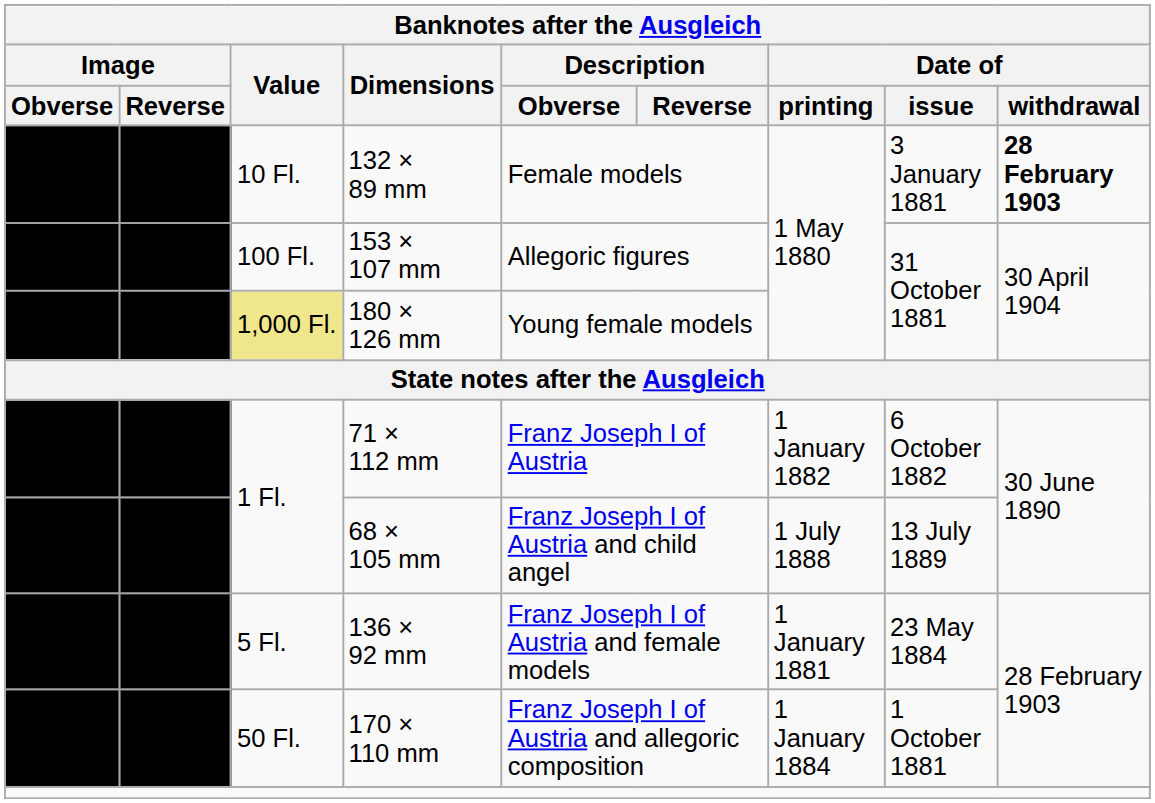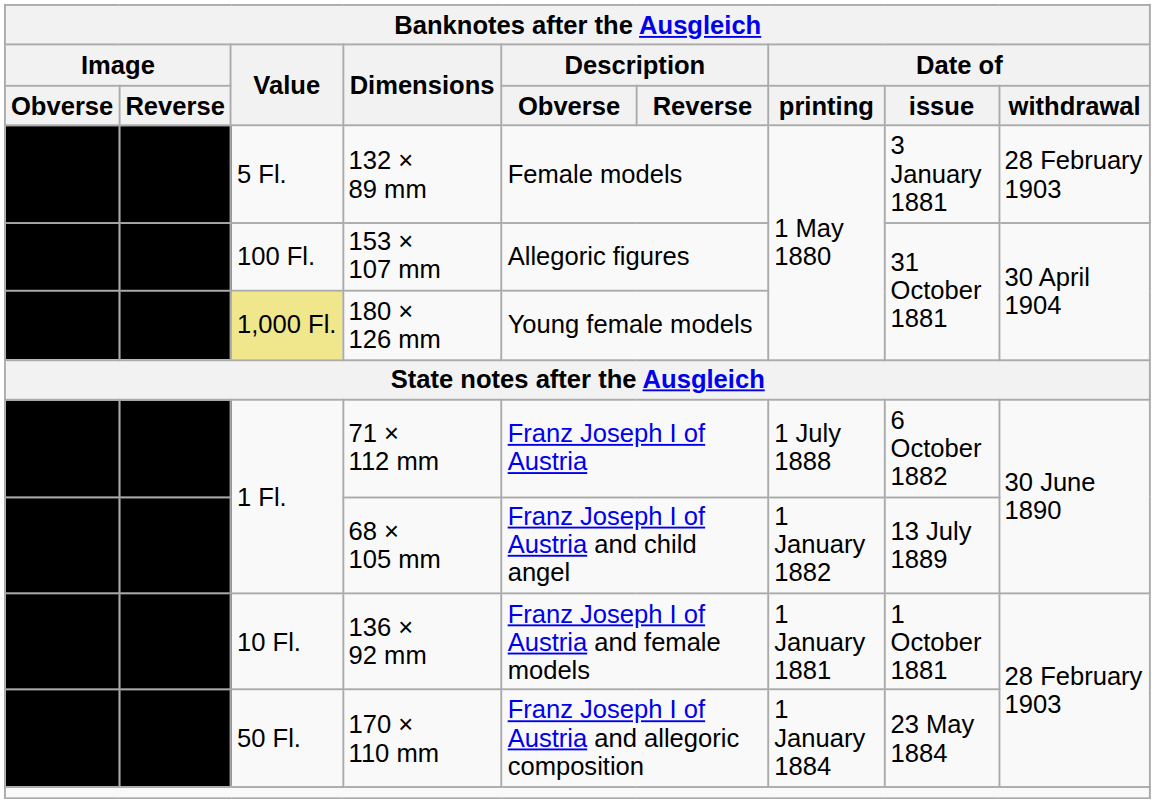(269, 174) 10 Fl. -> (262, 174) 5 Fl.
(1059, 174) bold -> (1073, 174) normal
(819, 448) 1 January 1882 -> (808, 448) 1 July 1888
(807, 545) 1 July 1888 -> (820, 545) 1 January 1882
(262, 641) 5 Fl. -> (269, 641) 10 Fl.
(932, 641) 23 May 1884 -> (936, 641) 1 October 1881
(935, 738) 1 October 1881 -> (932, 738) 23 May 1884
